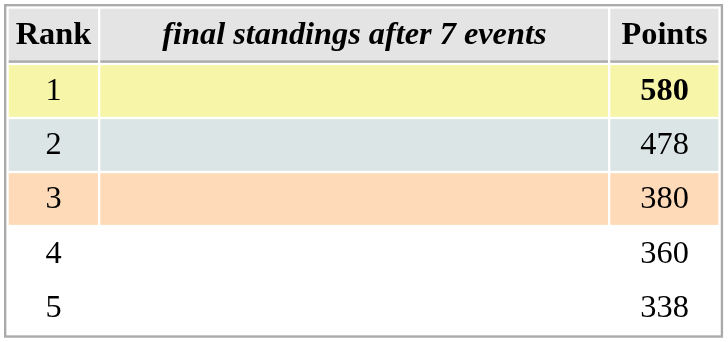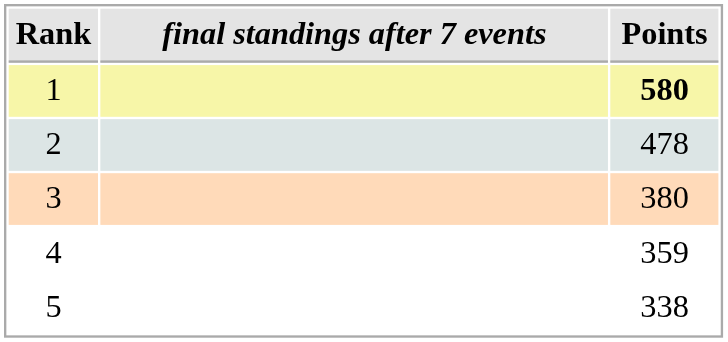(665, 252) 360 -> (665, 252) 359
